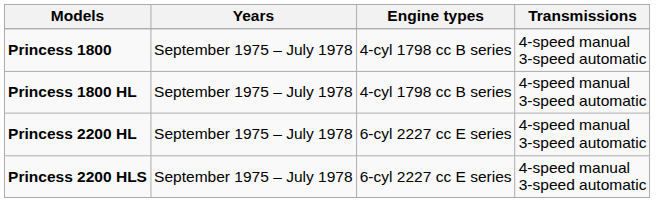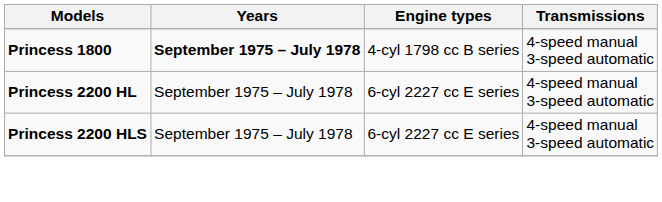(253, 50) normal -> (257, 50) bold
- row: (72, 92)
